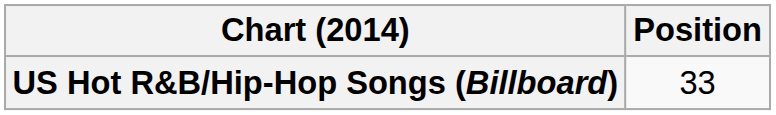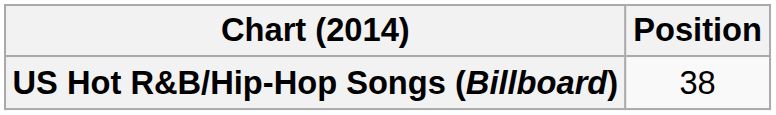(698, 82) 33 -> (698, 82) 38
